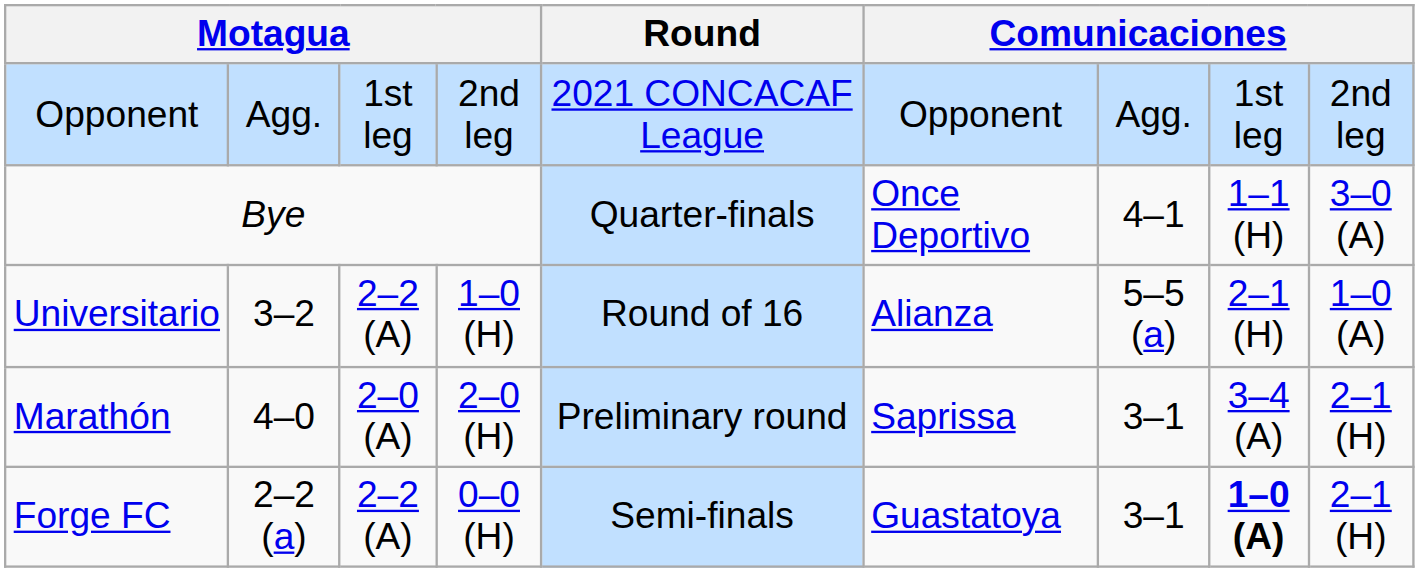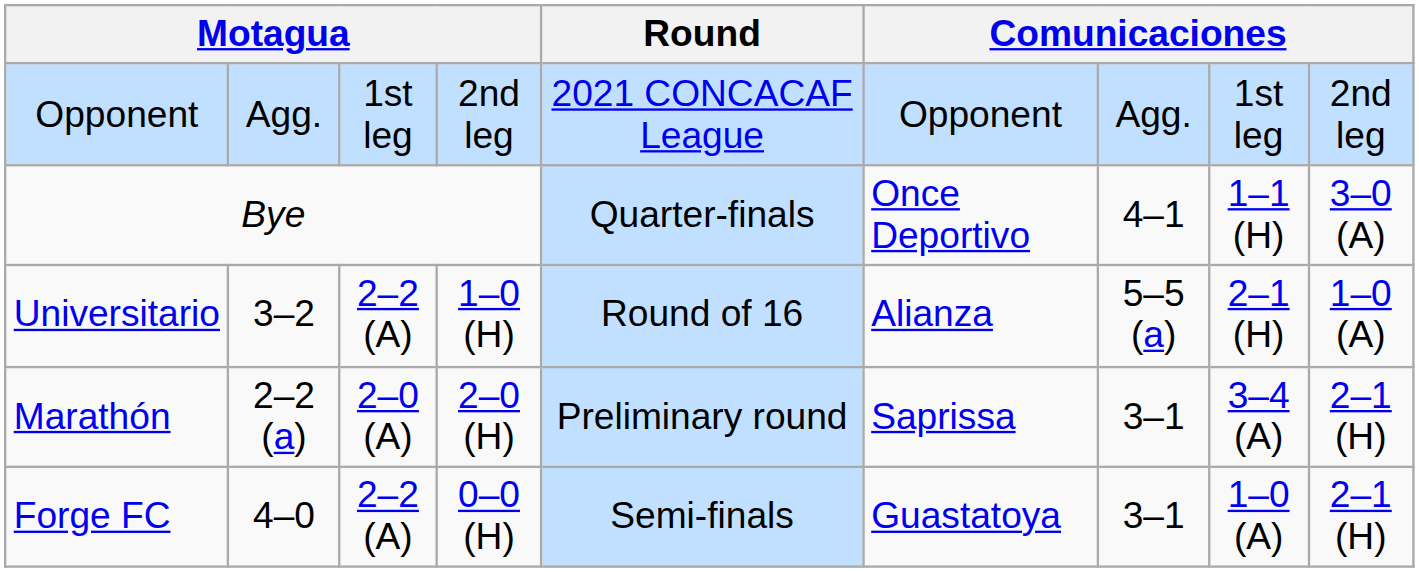(284, 415) 4–0 -> (284, 415) 2–2 (a)
(284, 516) 2–2 (a) -> (284, 516) 4–0
(1259, 516) bold -> (1259, 516) normal
